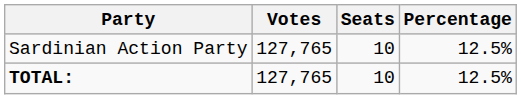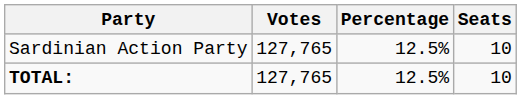columns swapped: (458, 19) <-> (368, 19)
